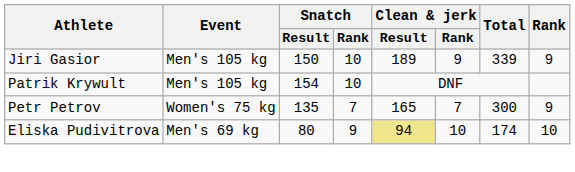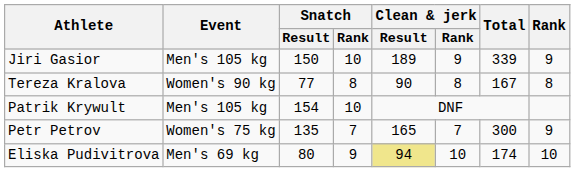+ row: (67, 84)
